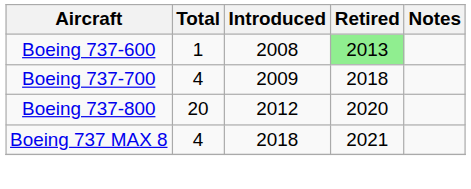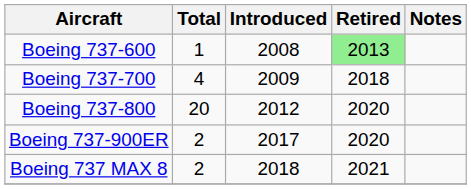+ row: (89, 139)
(198, 139) 4 -> (199, 169) 2
